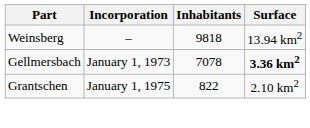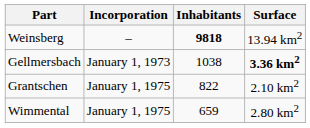(209, 37) normal -> (209, 37) bold
(209, 61) 7078 -> (209, 61) 1038
+ row: (39, 110)
